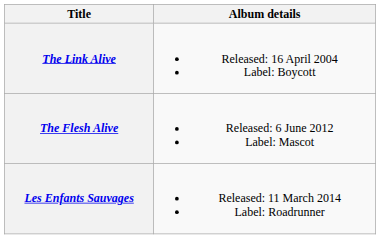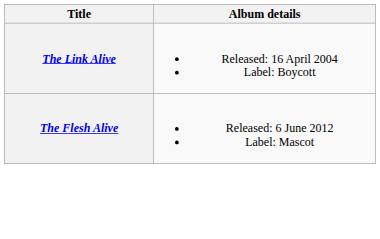- row: (79, 198)
